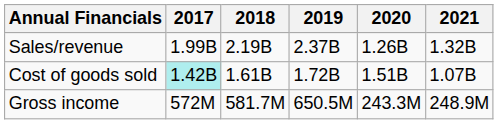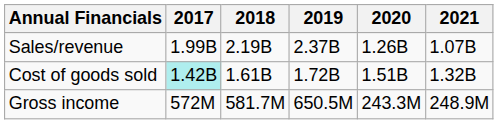(453, 47) 1.32B -> (453, 47) 1.07B
(453, 75) 1.07B -> (453, 75) 1.32B
